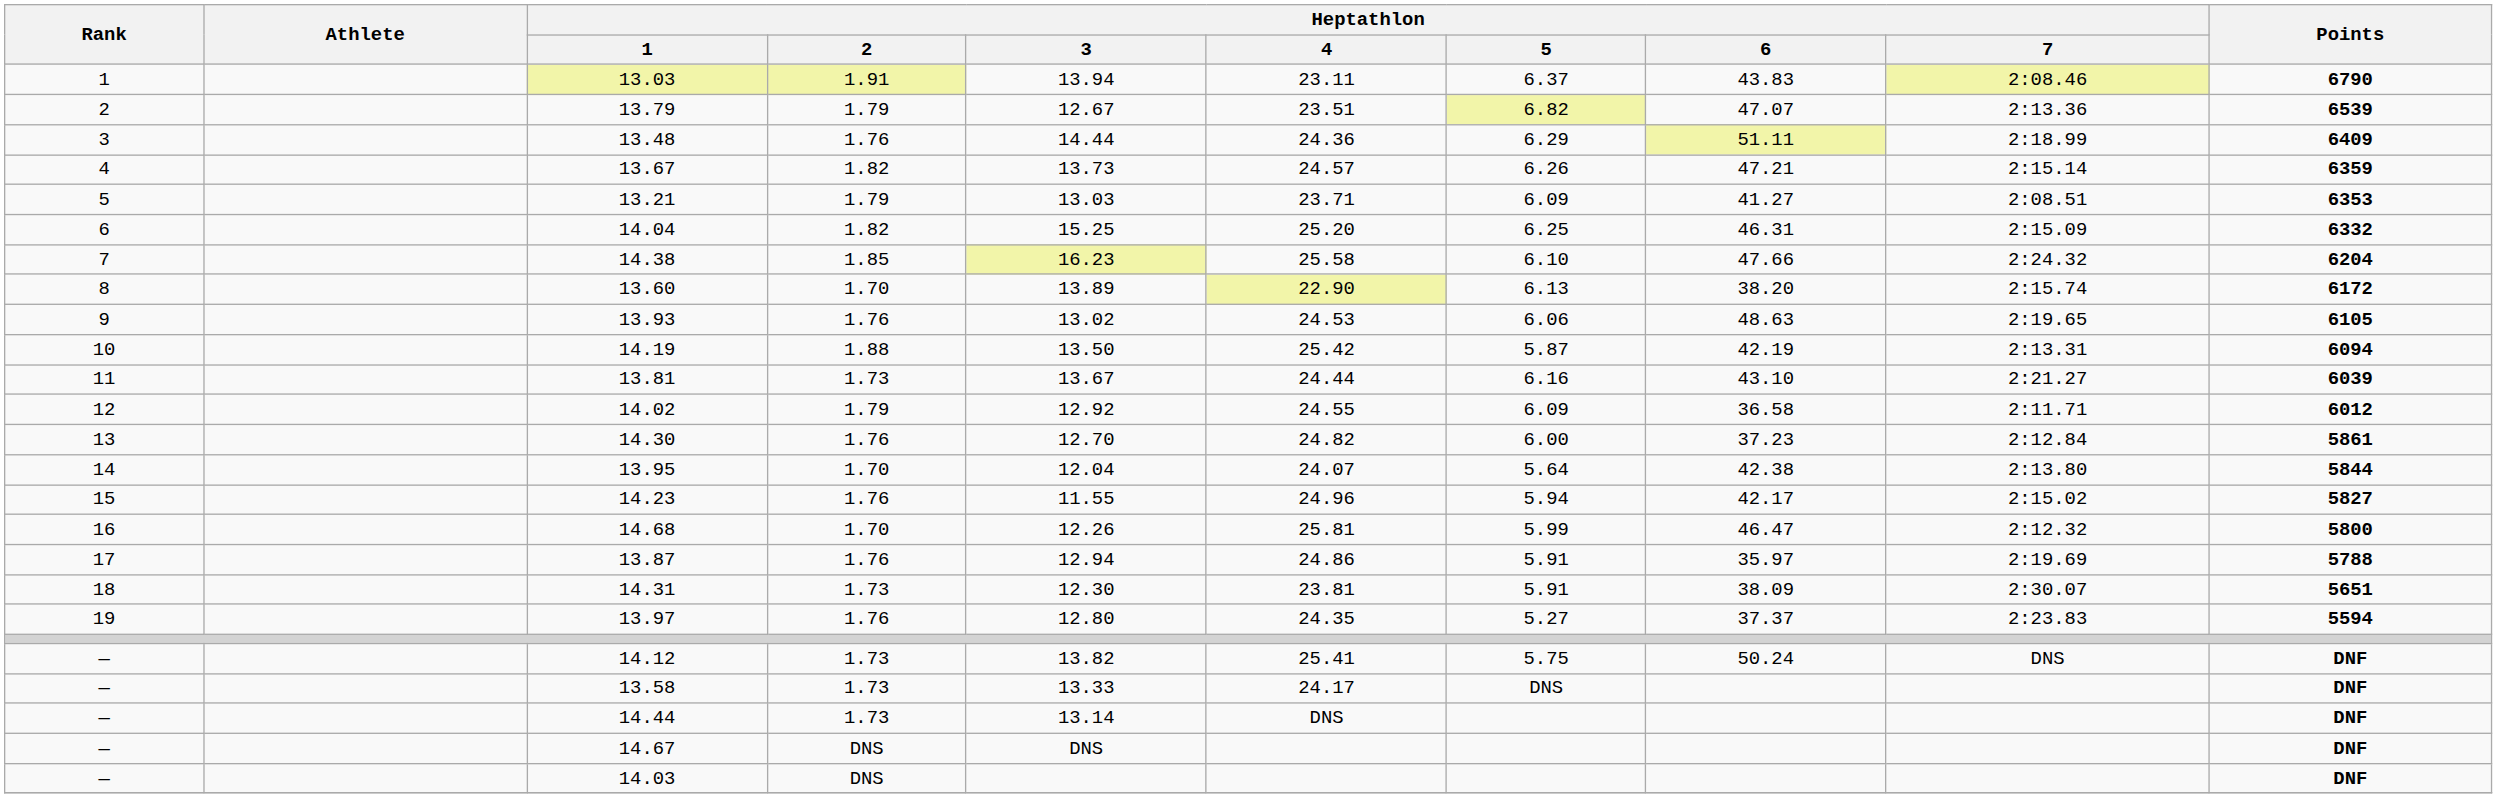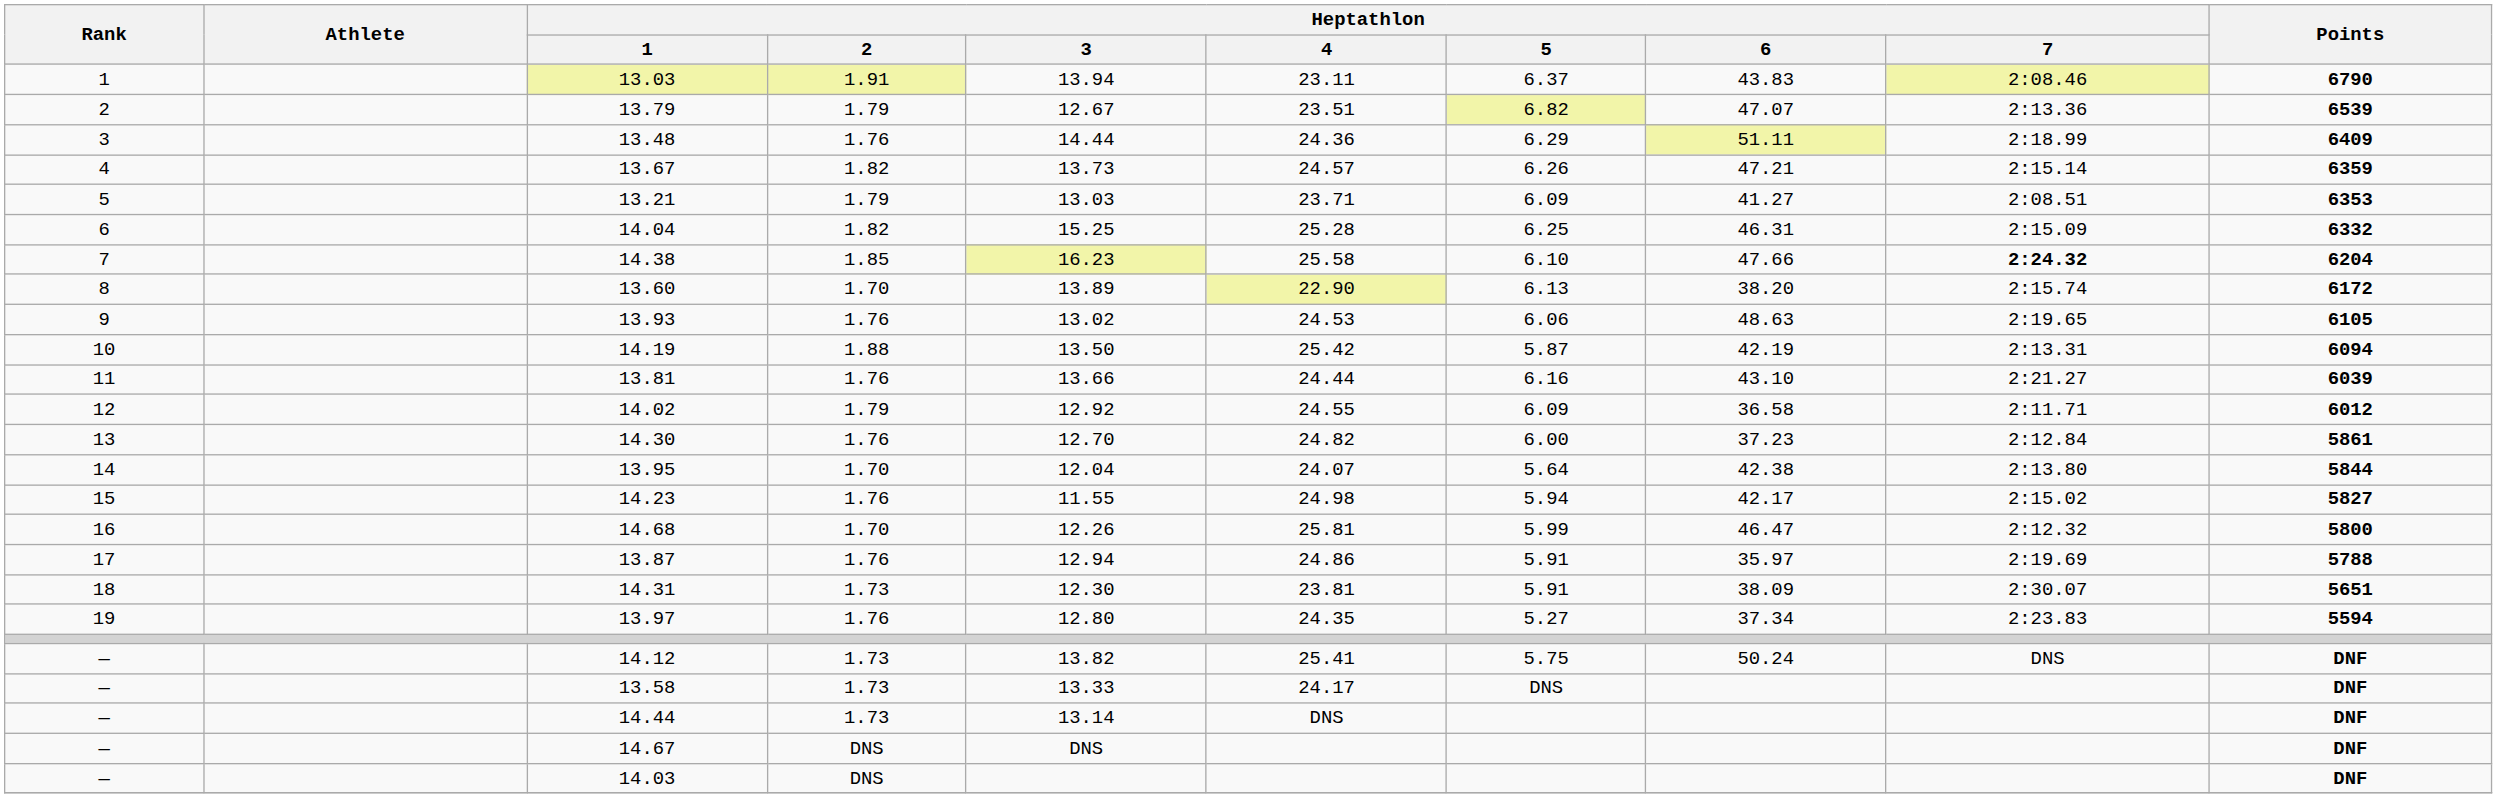(1327, 230) 25.20 -> (1327, 230) 25.28
(2048, 260) normal -> (2048, 260) bold
(867, 380) 1.73 -> (867, 380) 1.76
(1086, 380) 13.67 -> (1086, 380) 13.66
(1327, 500) 24.96 -> (1327, 500) 24.98
(1766, 620) 37.37 -> (1766, 620) 37.34
